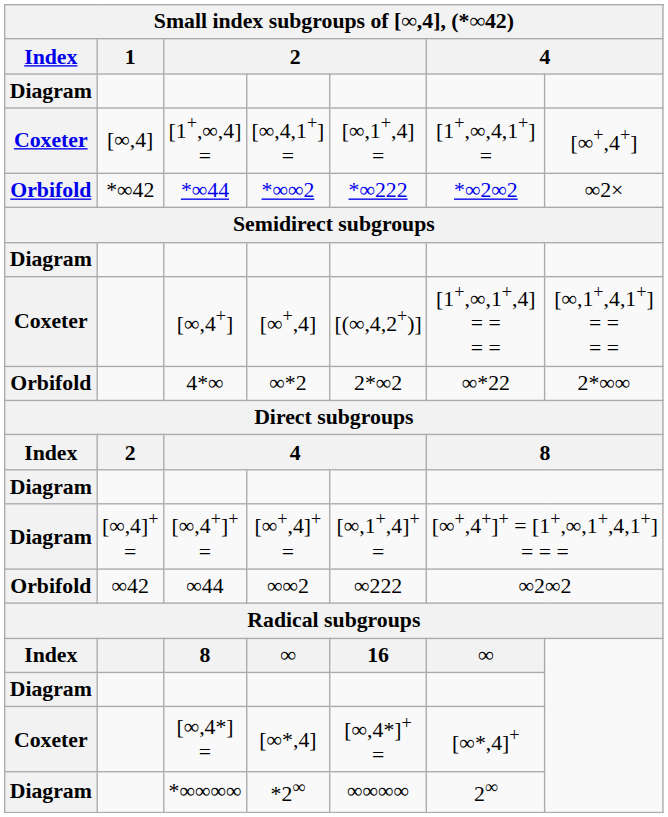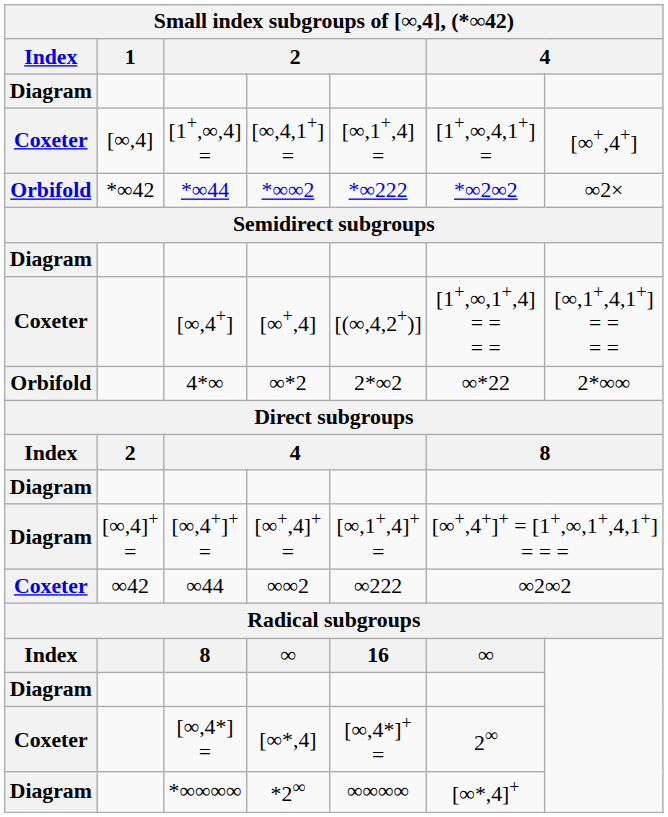(51, 585) Orbifold -> (51, 585) Coxeter
(486, 739) [∞*,4]+ -> (486, 739) 2∞
(486, 791) 2∞ -> (486, 791) [∞*,4]+
